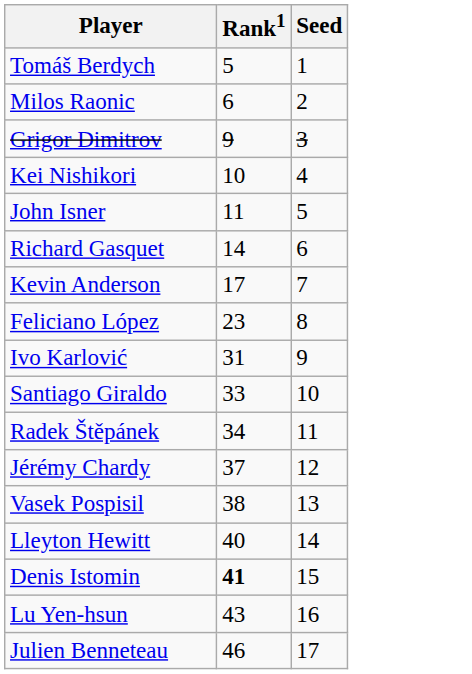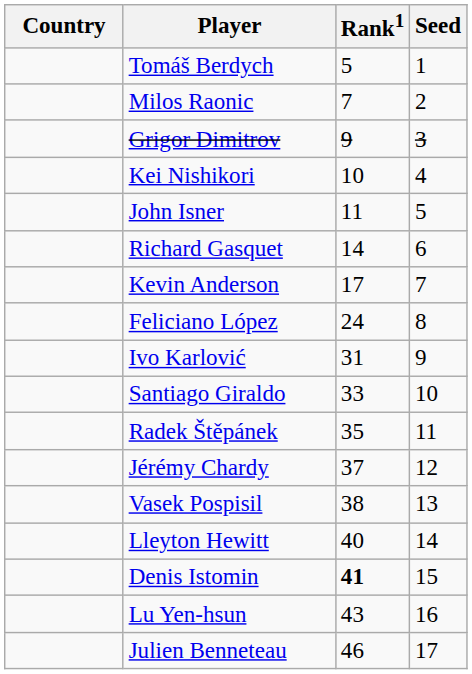+ column: (64, 25)
(228, 102) 6 -> (347, 102) 7
(234, 321) 23 -> (352, 321) 24
(234, 430) 34 -> (352, 430) 35
